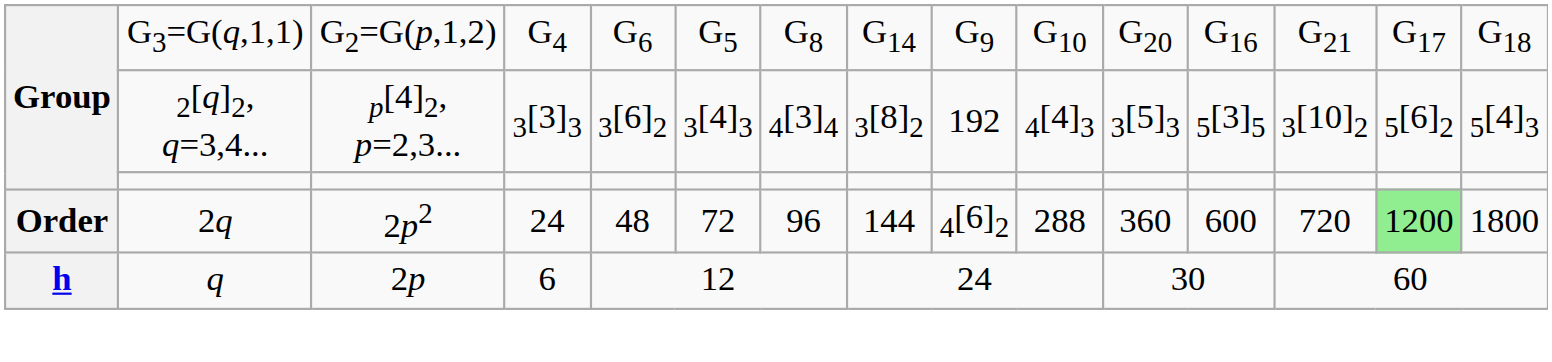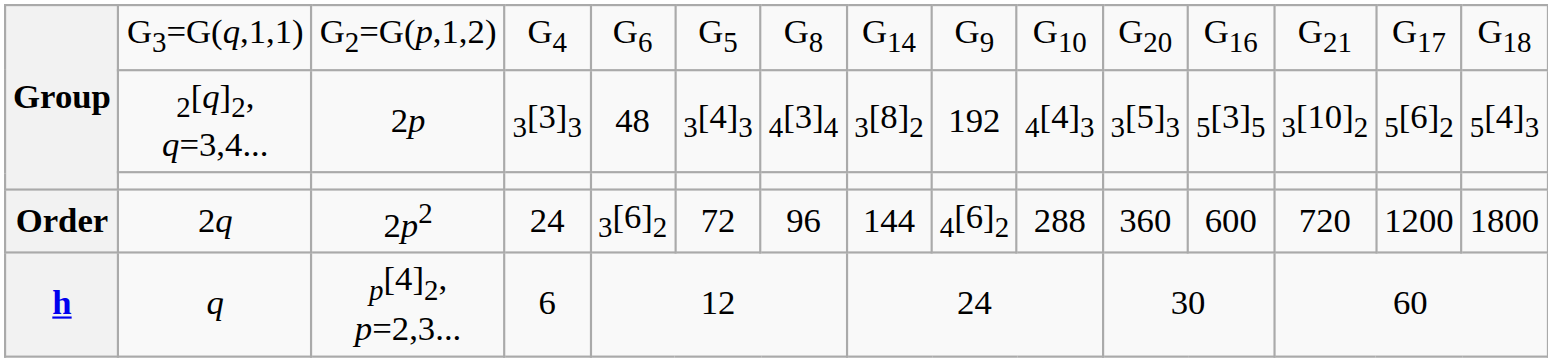(408, 120) p[4]2, p=2,3... -> (408, 120) 2p
(633, 120) 3[6]2 -> (633, 120) 48
(633, 220) 48 -> (633, 220) 3[6]2
(1419, 220) lightgreen background -> (1419, 220) no background
(408, 279) 2p -> (408, 303) p[4]2, p=2,3...
